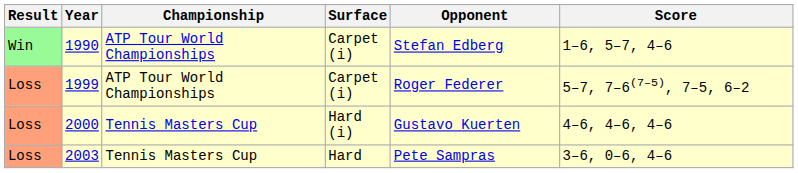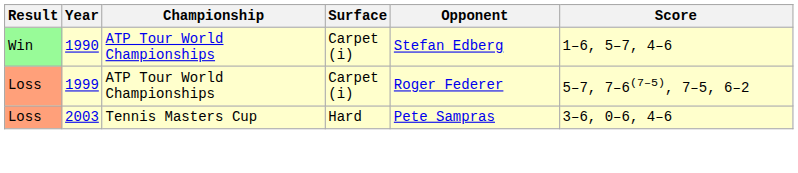- row: (82, 125)
